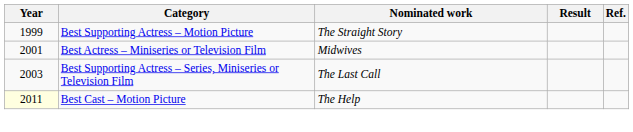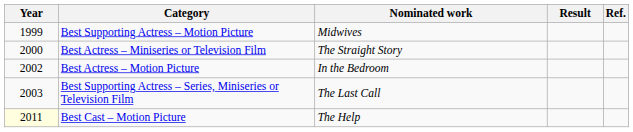(360, 31) The Straight Story -> (340, 31) Midwives
(31, 50) 2001 -> (31, 50) 2000
(340, 50) Midwives -> (360, 50) The Straight Story
+ row: (130, 68)
